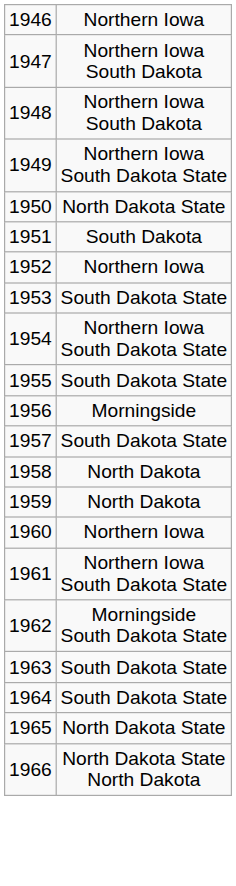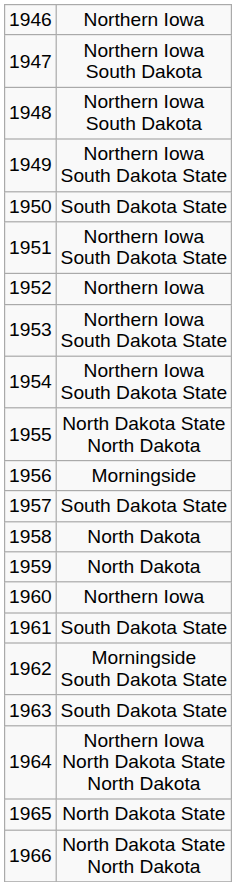(144, 206) North Dakota State -> (144, 206) South Dakota State
(144, 236) South Dakota -> (144, 247) Northern Iowa South Dakota State
(144, 297) South Dakota State -> (144, 330) Northern Iowa South Dakota State
(144, 380) South Dakota State -> (144, 434) North Dakota State North Dakota
(144, 573) Northern Iowa South Dakota State -> (144, 627) South Dakota State
(144, 697) South Dakota State -> (144, 762) Northern Iowa North Dakota State North Dakota
